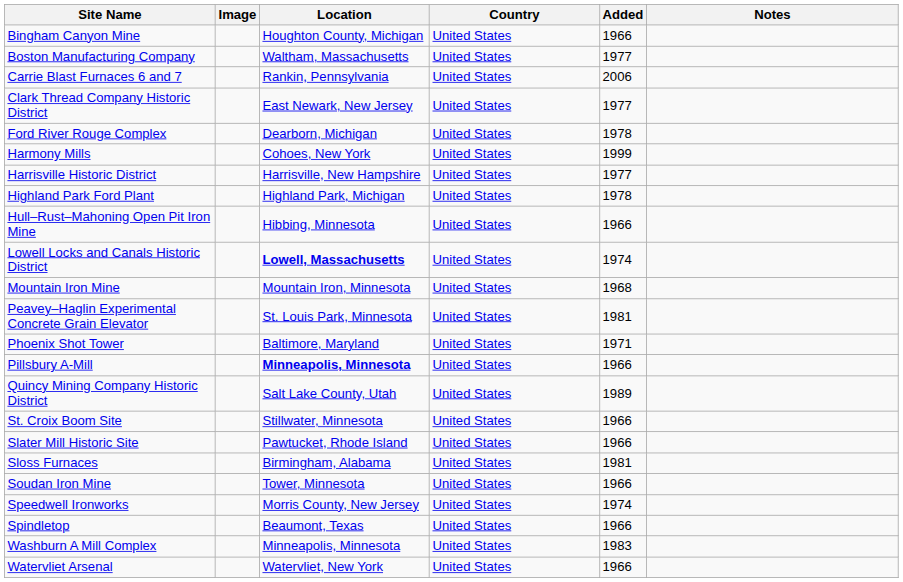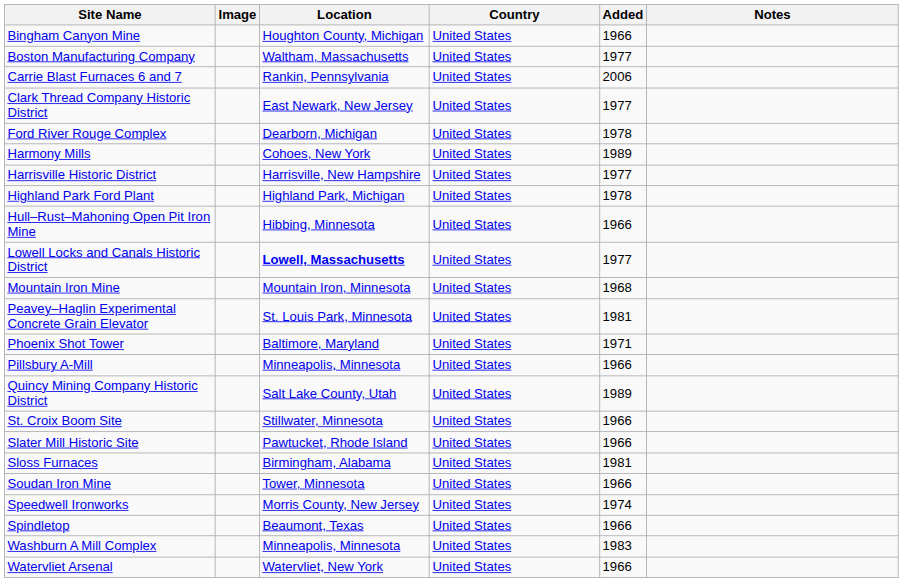(617, 154) 1999 -> (617, 154) 1989
(617, 259) 1974 -> (617, 259) 1977
(336, 365) bold -> (331, 365) normal
